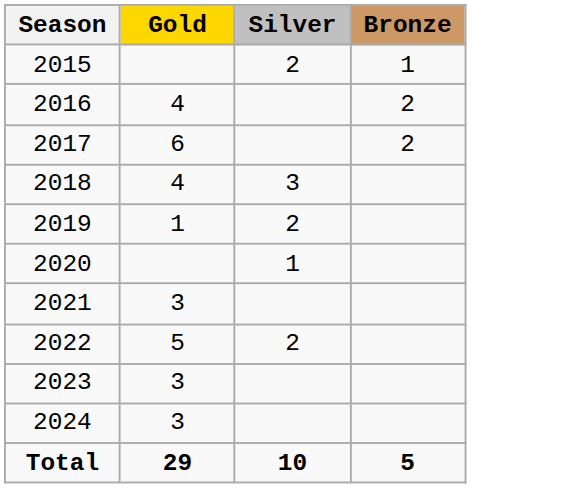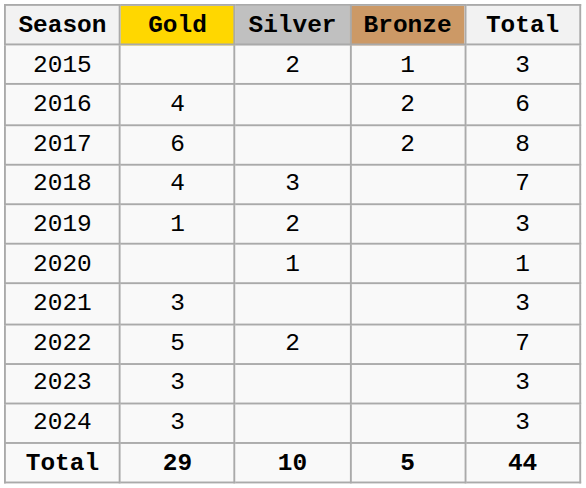+ column: (523, 25)
